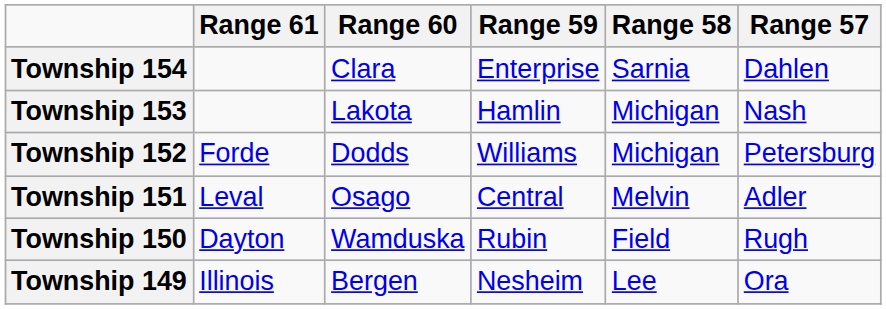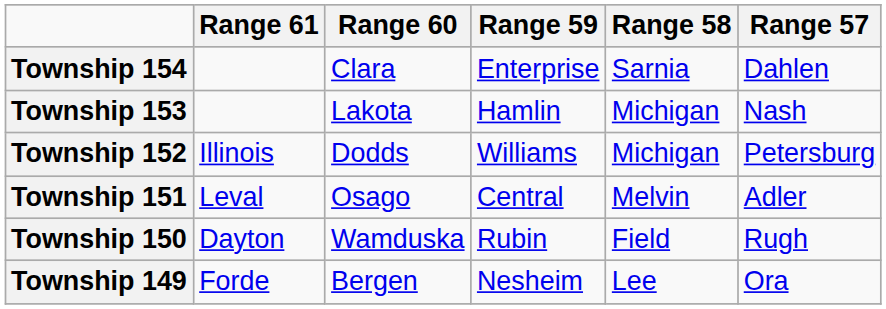(234, 153) Forde -> (237, 153) Illinois
(237, 281) Illinois -> (234, 281) Forde
